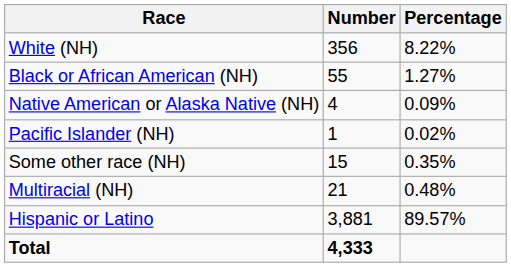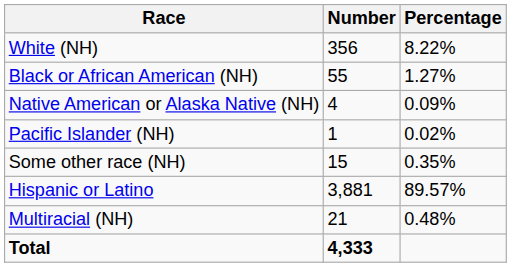rows swapped: (71, 190) <-> (81, 219)
